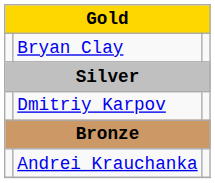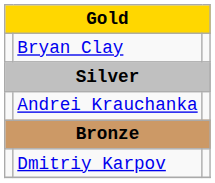rows swapped: (107, 163) <-> (92, 106)
